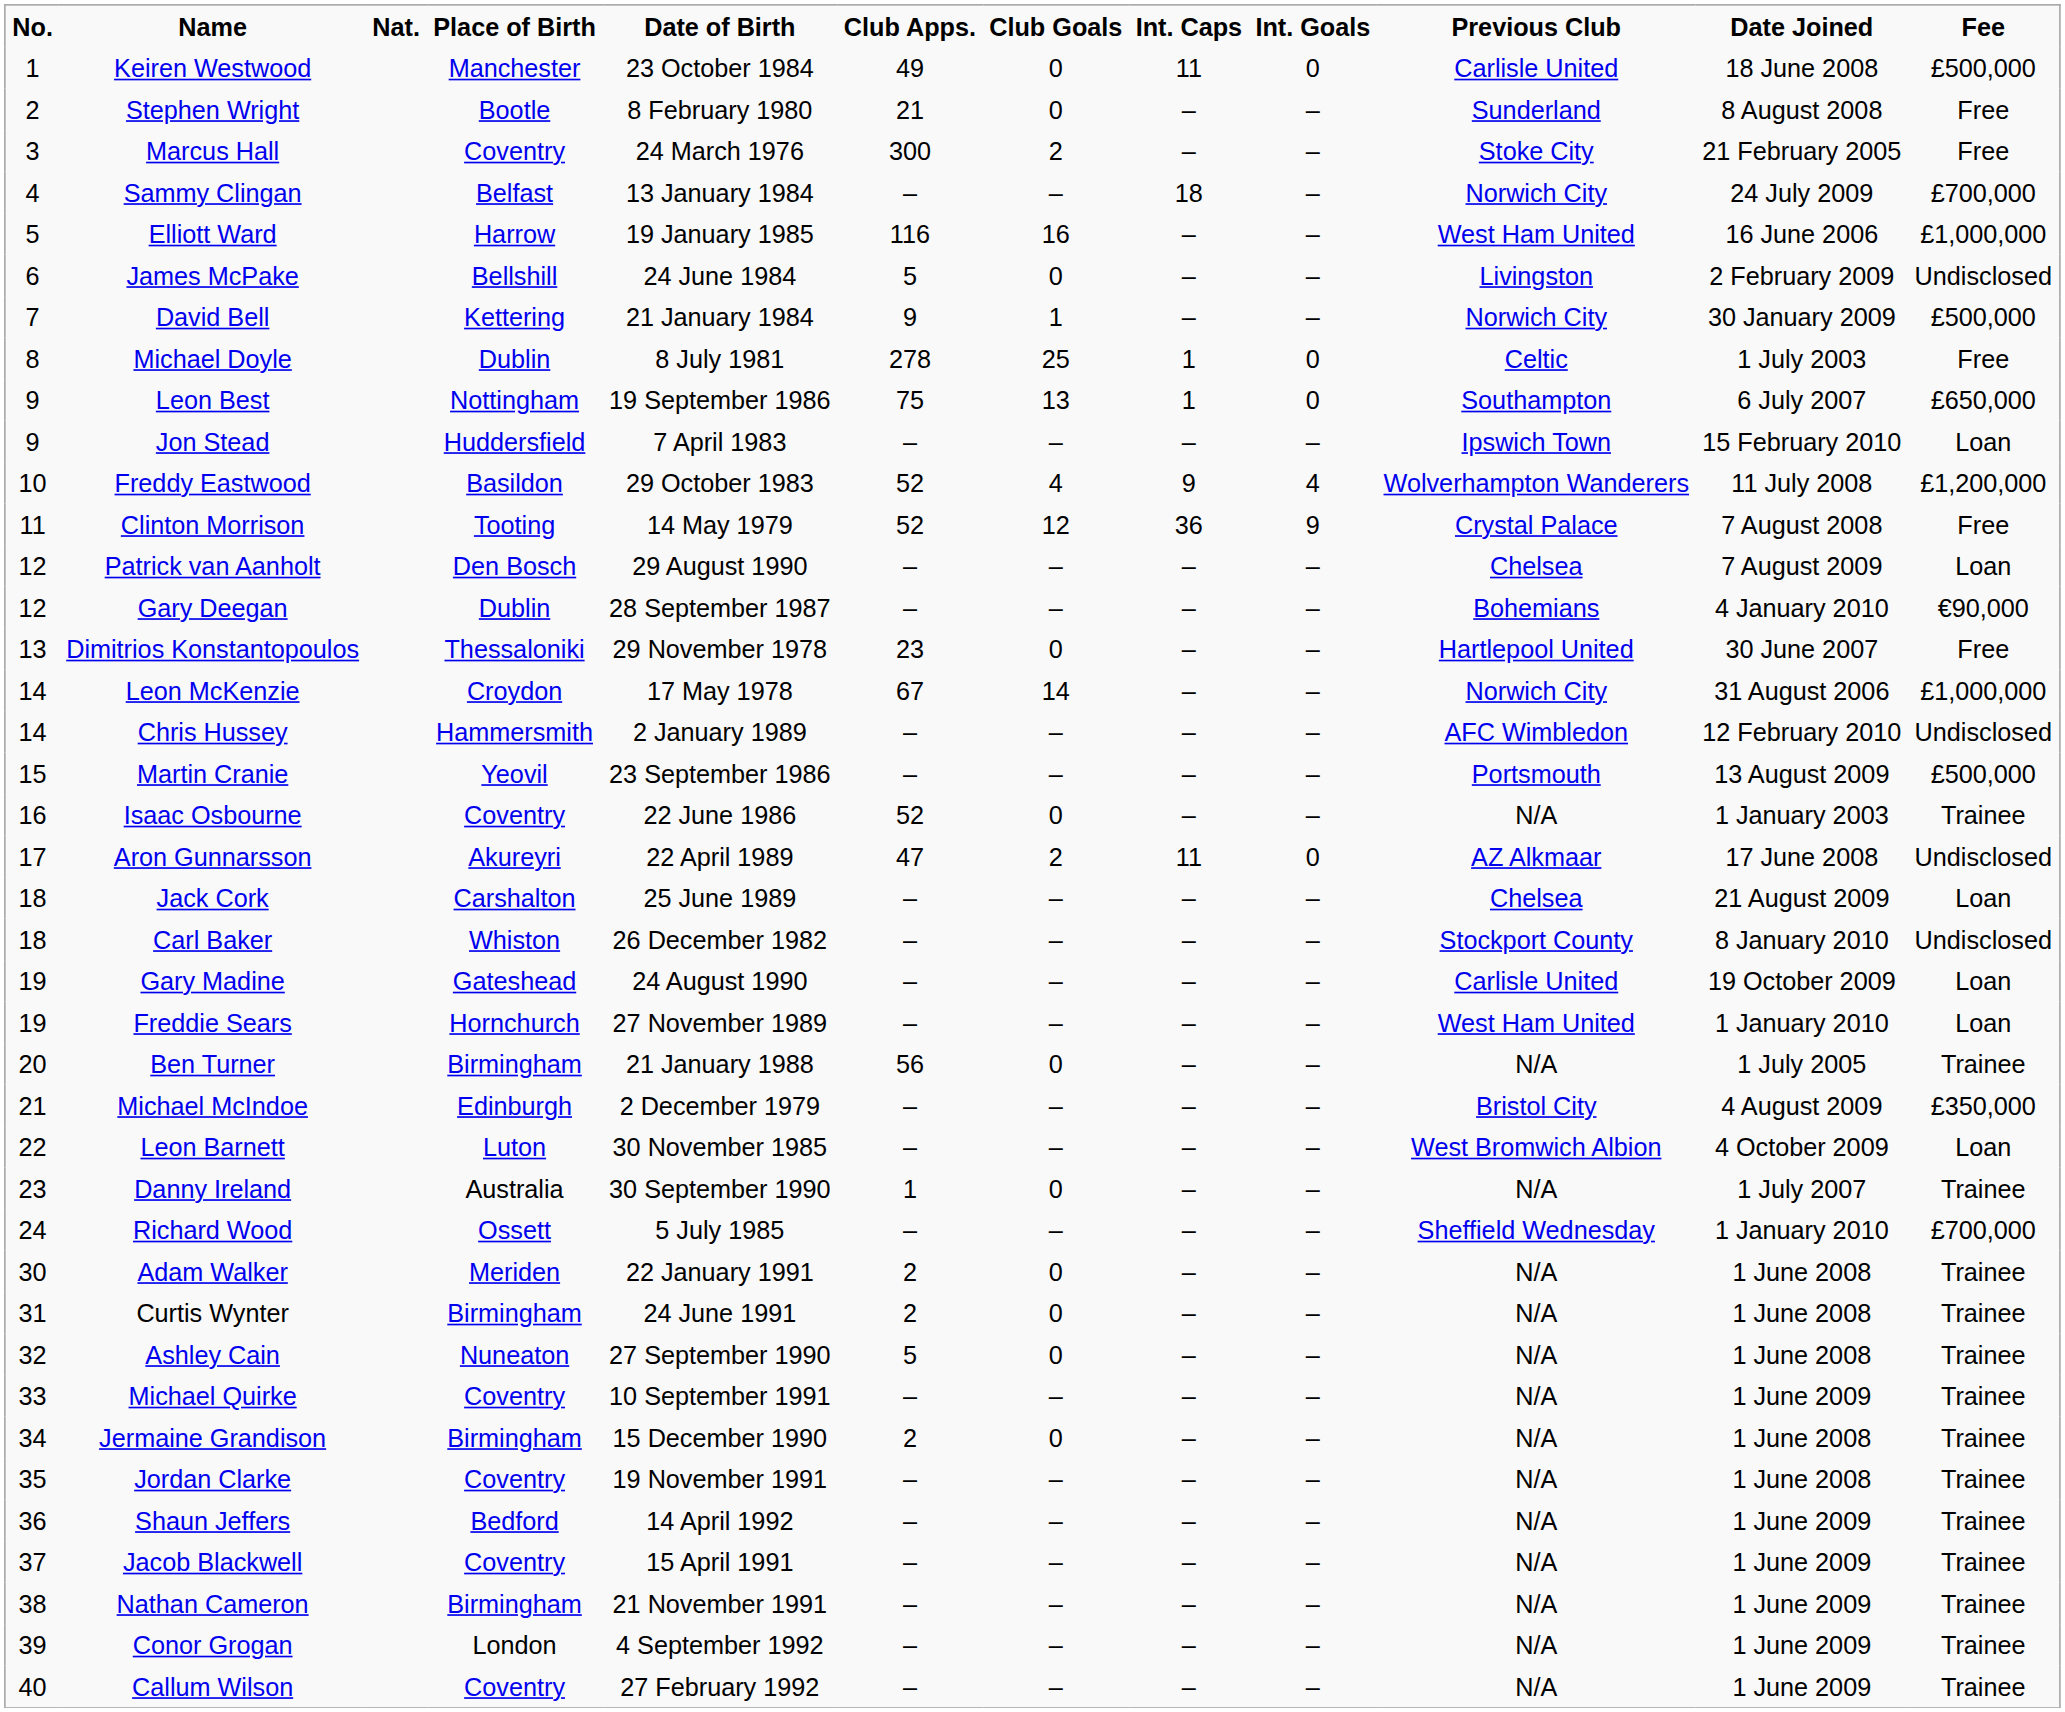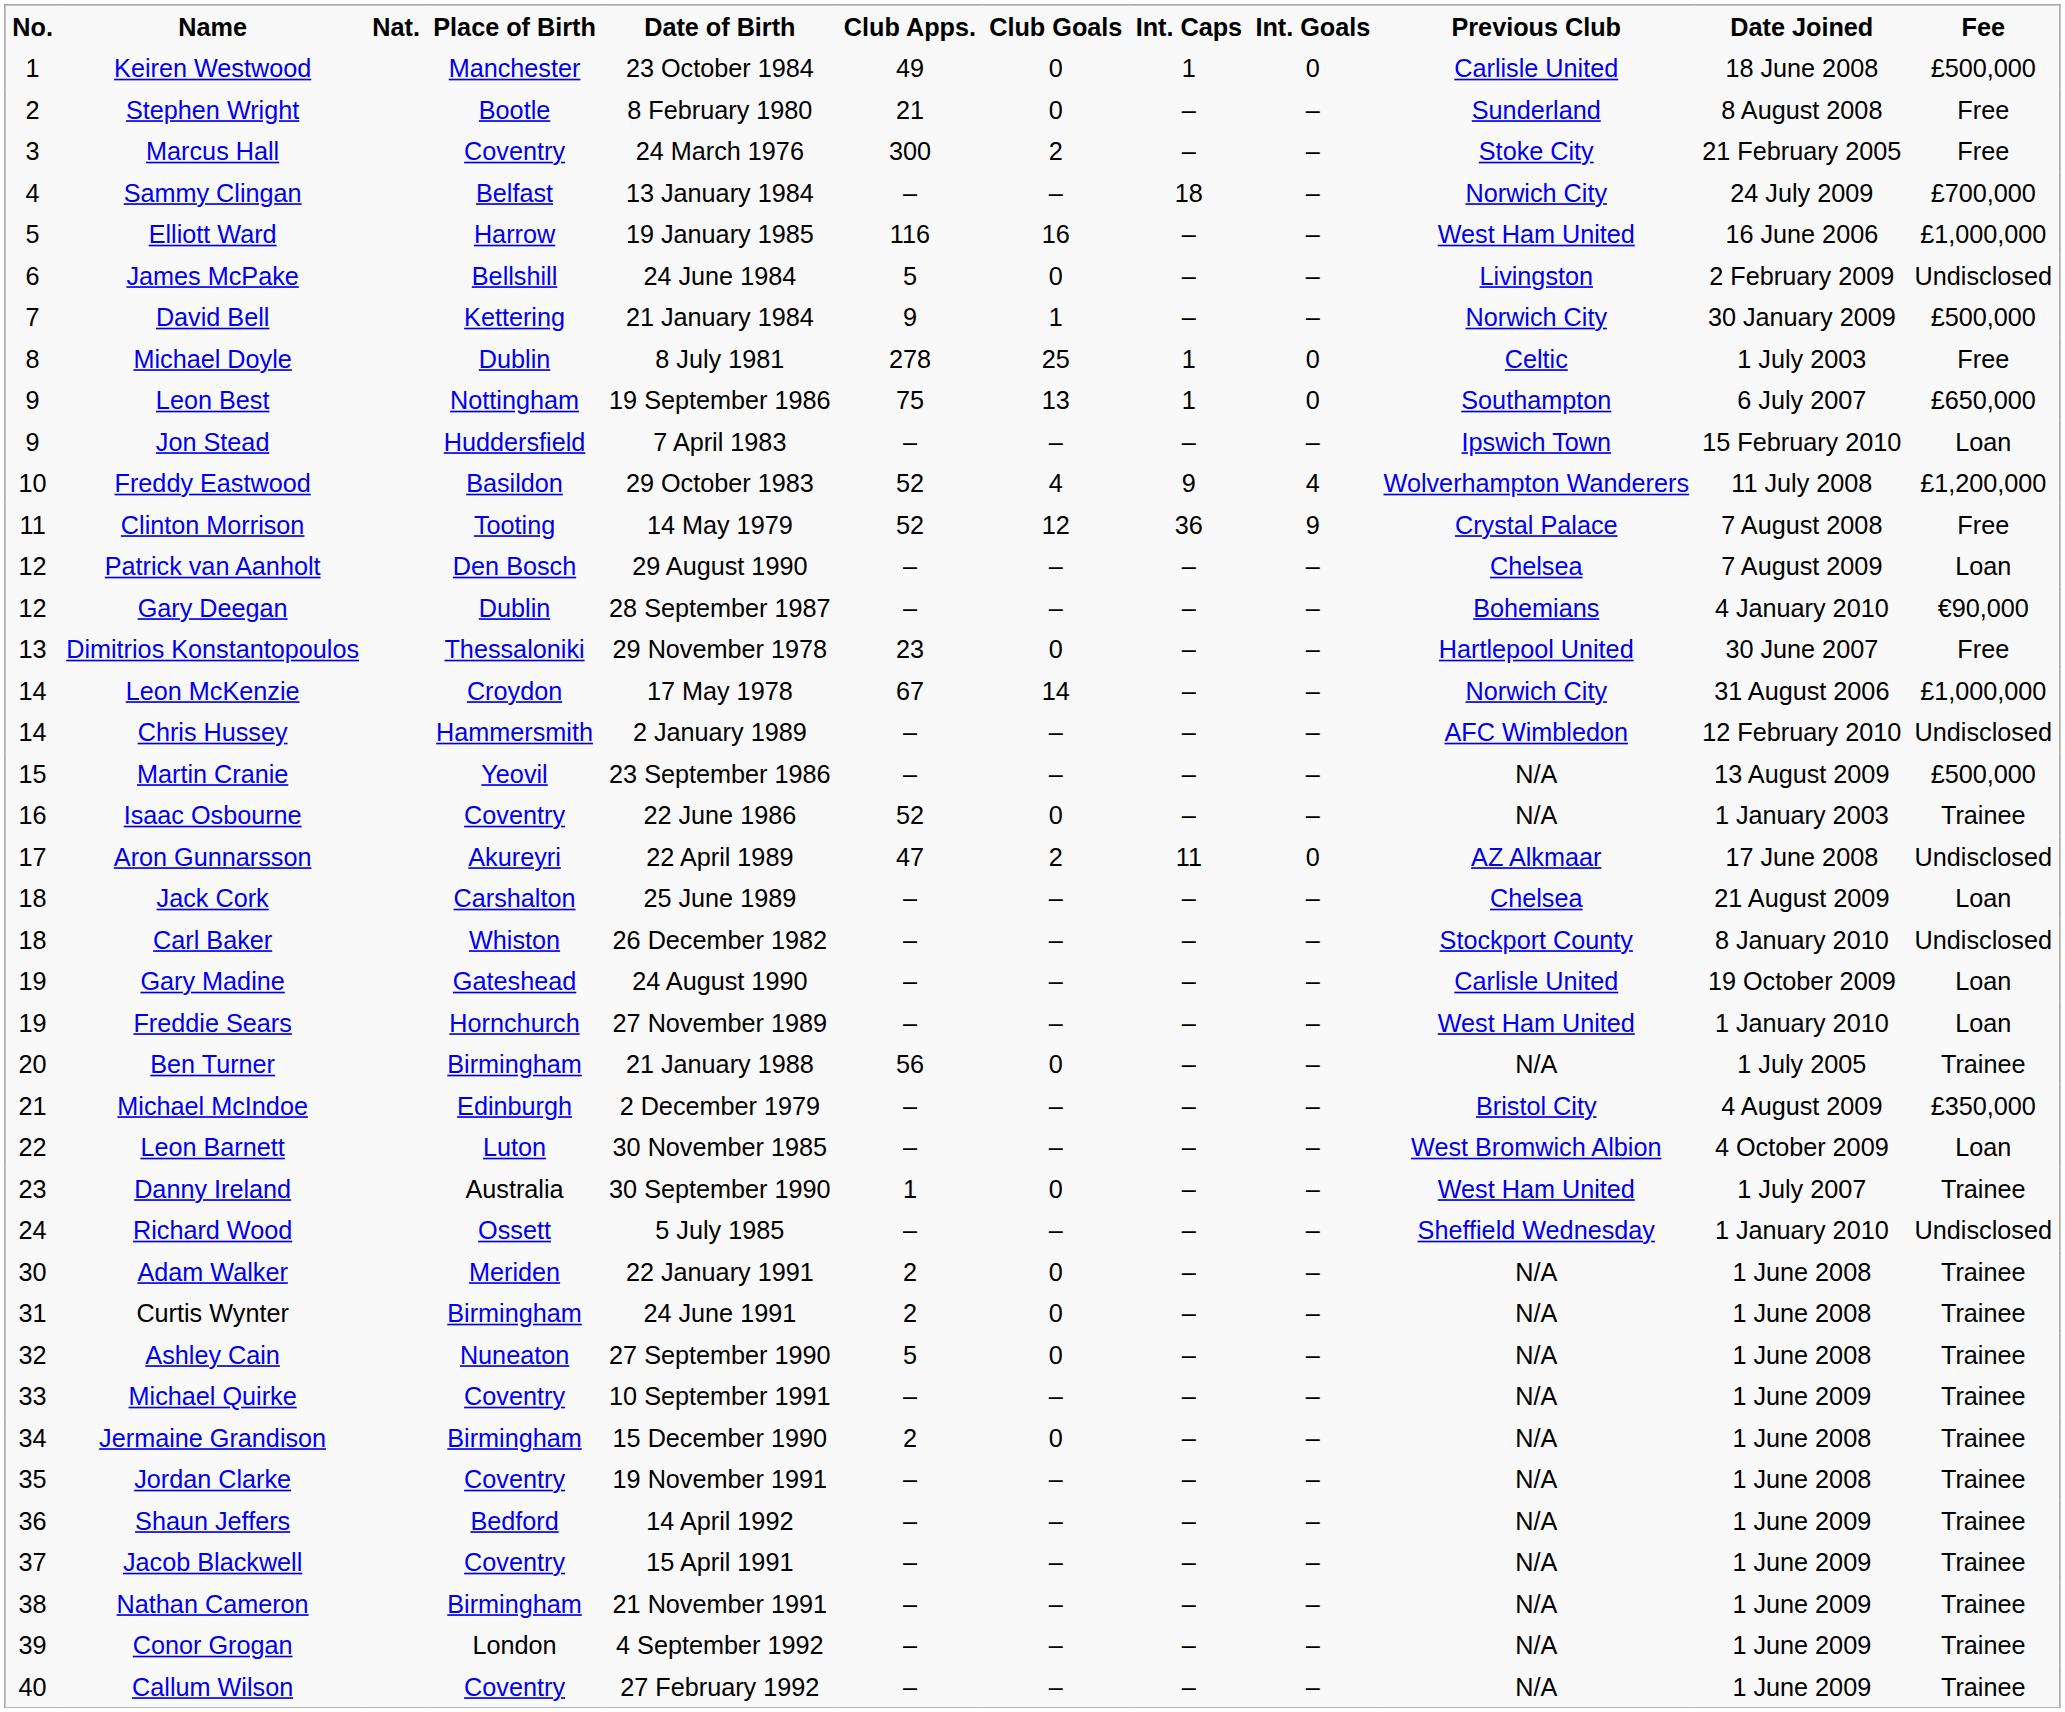(1189, 68) 11 -> (1189, 68) 1
(1536, 774) Portsmouth -> (1536, 774) N/A
(1536, 1189) N/A -> (1536, 1189) West Ham United
(1983, 1230) £700,000 -> (1983, 1230) Undisclosed
